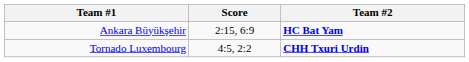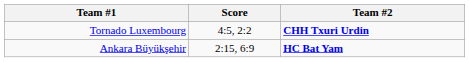rows swapped: (138, 48) <-> (143, 30)
